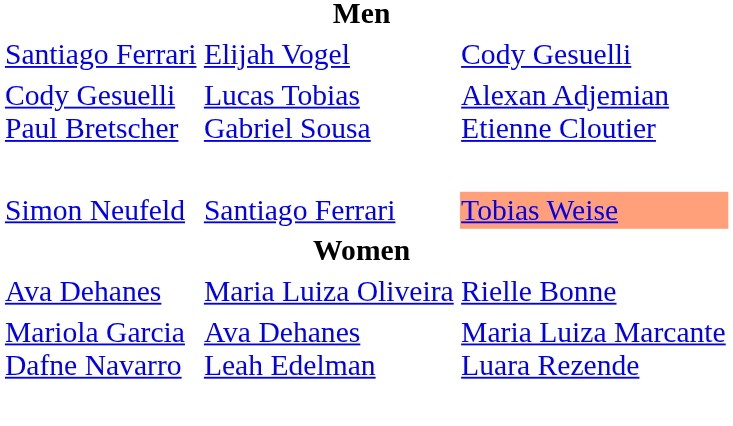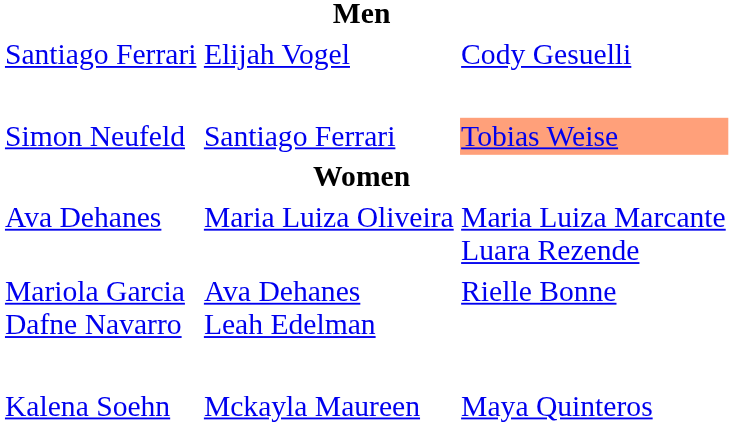- row: (92, 111)
(539, 291) Rielle Bonne -> (593, 233) Maria Luiza Marcante Luara Rezende
(593, 348) Maria Luiza Marcante Luara Rezende -> (539, 291) Rielle Bonne
+ row: (88, 405)
